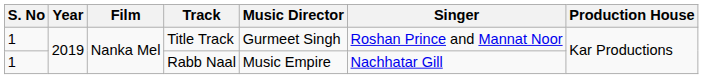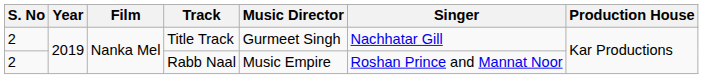(12, 39) 1 -> (12, 39) 2
(457, 39) Roshan Prince and Mannat Noor -> (397, 39) Nachhatar Gill
(12, 62) 1 -> (12, 62) 2
(397, 62) Nachhatar Gill -> (457, 62) Roshan Prince and Mannat Noor
